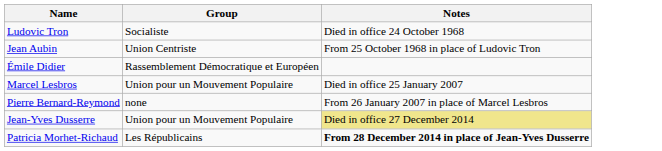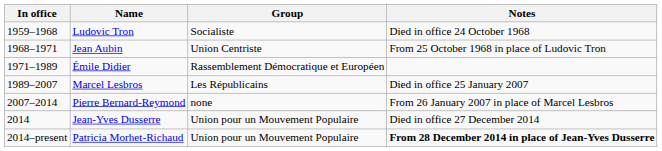+ column: (37, 13)
(209, 84) Union pour un Mouvement Populaire -> (229, 84) Les Républicains
(399, 119) khaki background -> (464, 119) no background
(164, 137) Les Républicains -> (274, 137) Union pour un Mouvement Populaire
